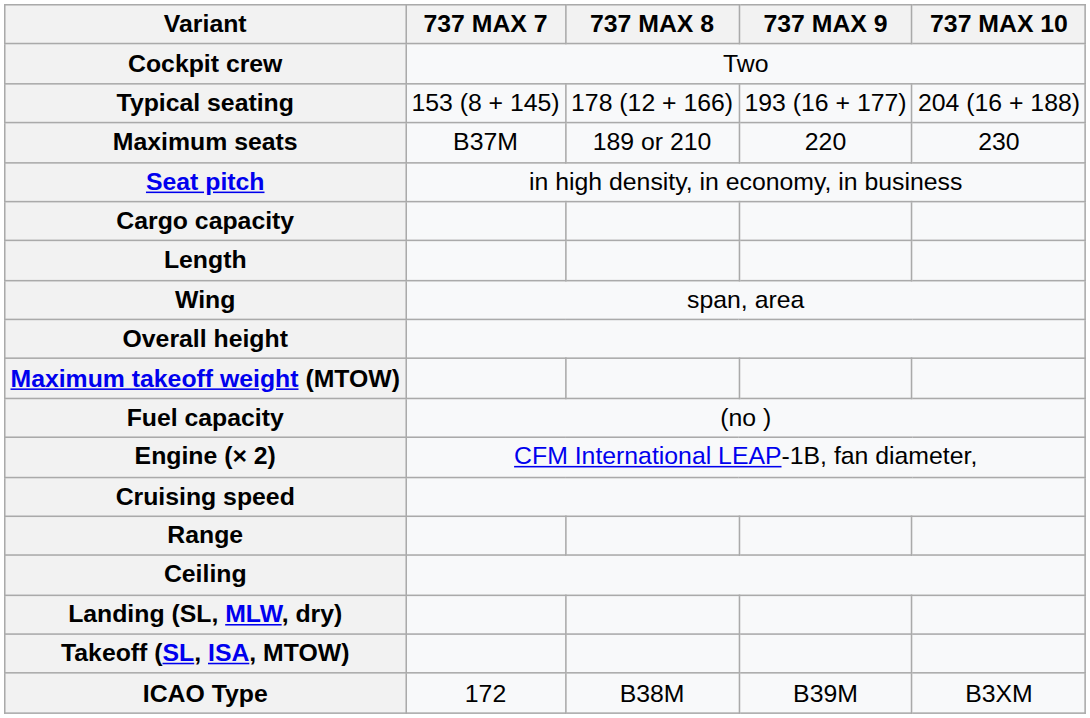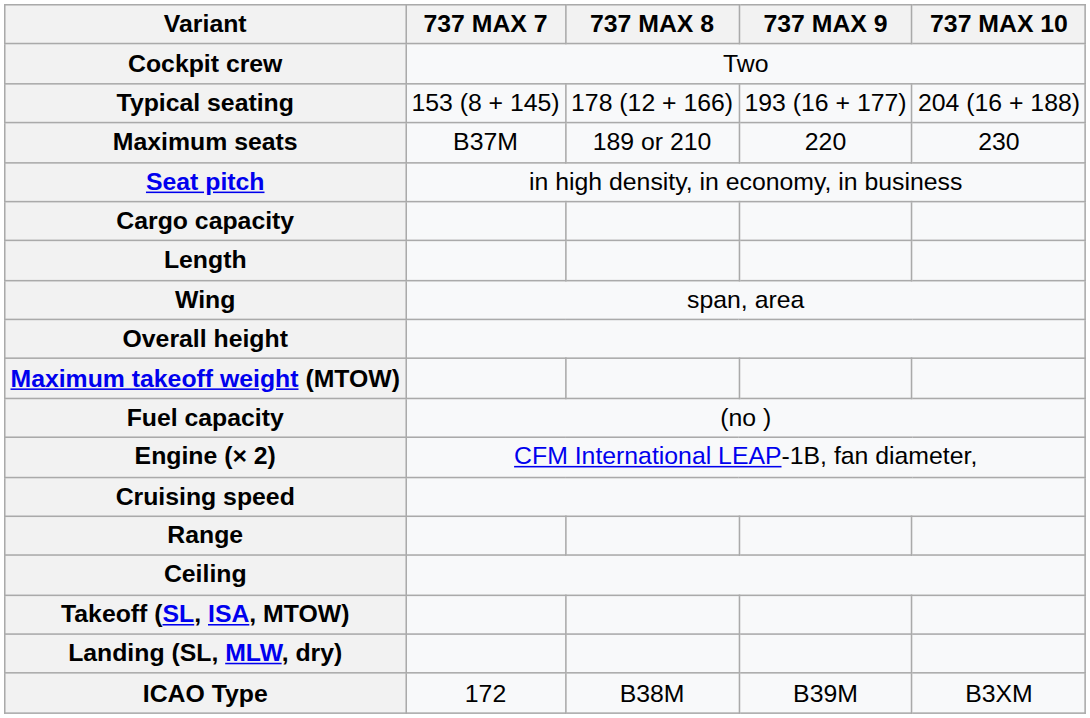rows swapped: (205, 653) <-> (205, 614)
